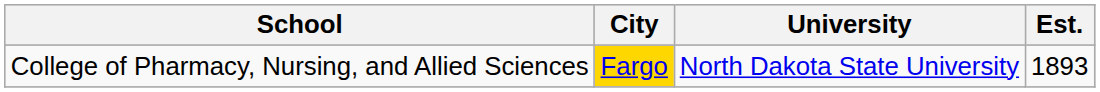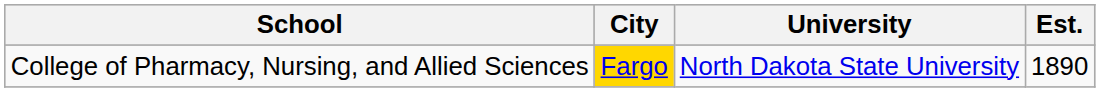(1060, 65) 1893 -> (1060, 65) 1890
